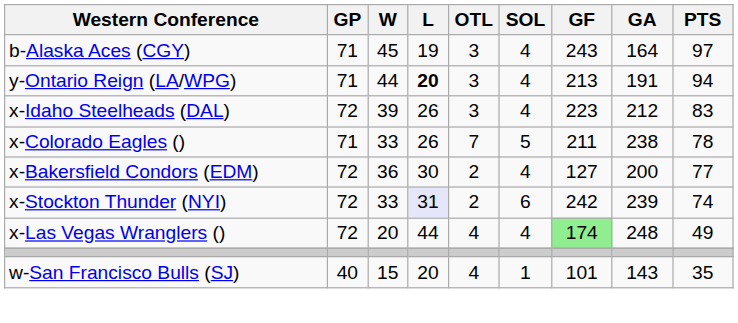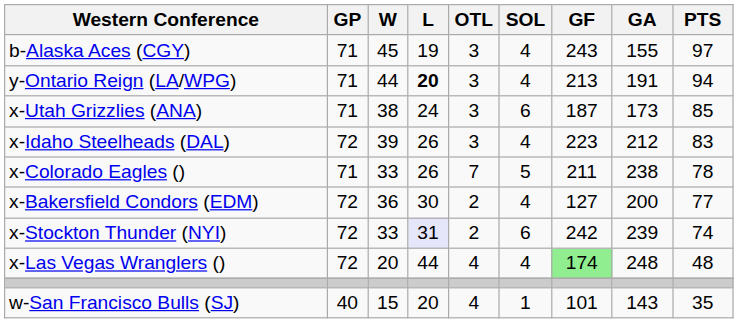(642, 50) 164 -> (642, 50) 155
+ row: (106, 111)
(703, 232) 49 -> (703, 263) 48
